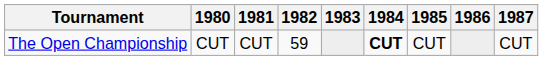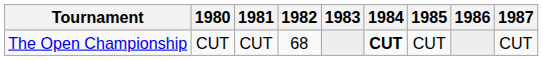(299, 43) 59 -> (299, 43) 68
